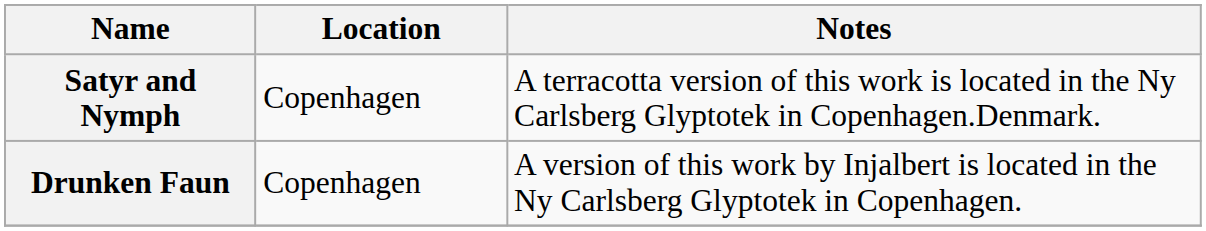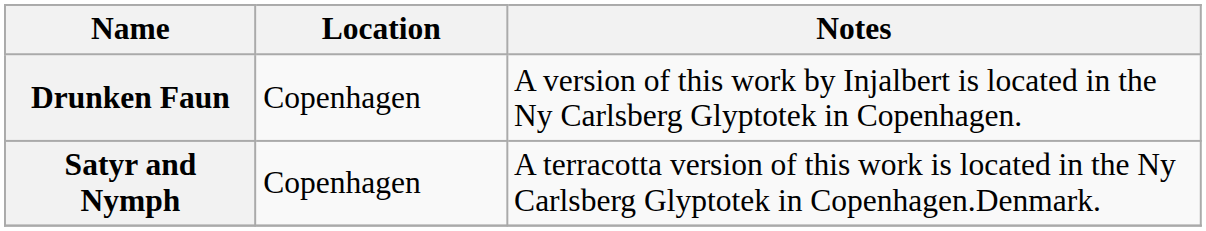rows swapped: (130, 182) <-> (130, 97)
